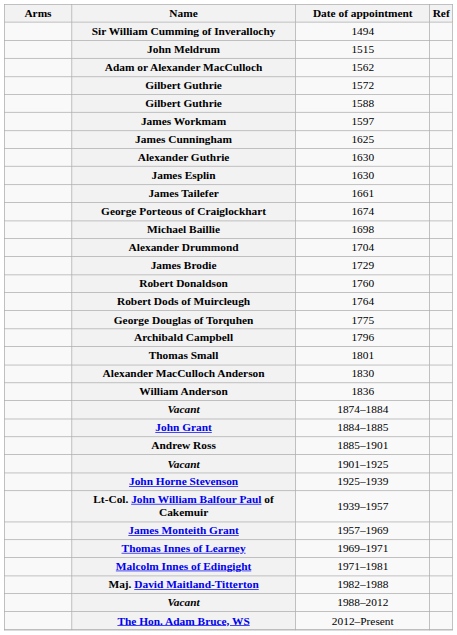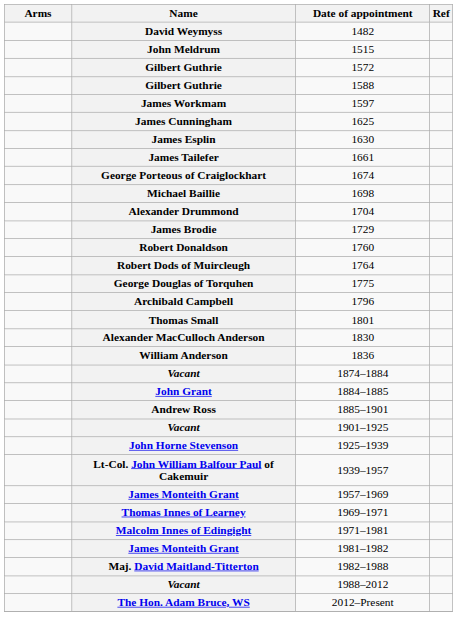+ row: (184, 31)
- row: (184, 31)
- row: (184, 67)
- row: (184, 157)
+ row: (184, 548)
